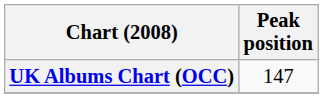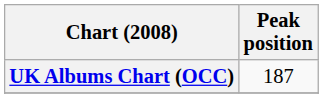(278, 76) 147 -> (278, 76) 187
